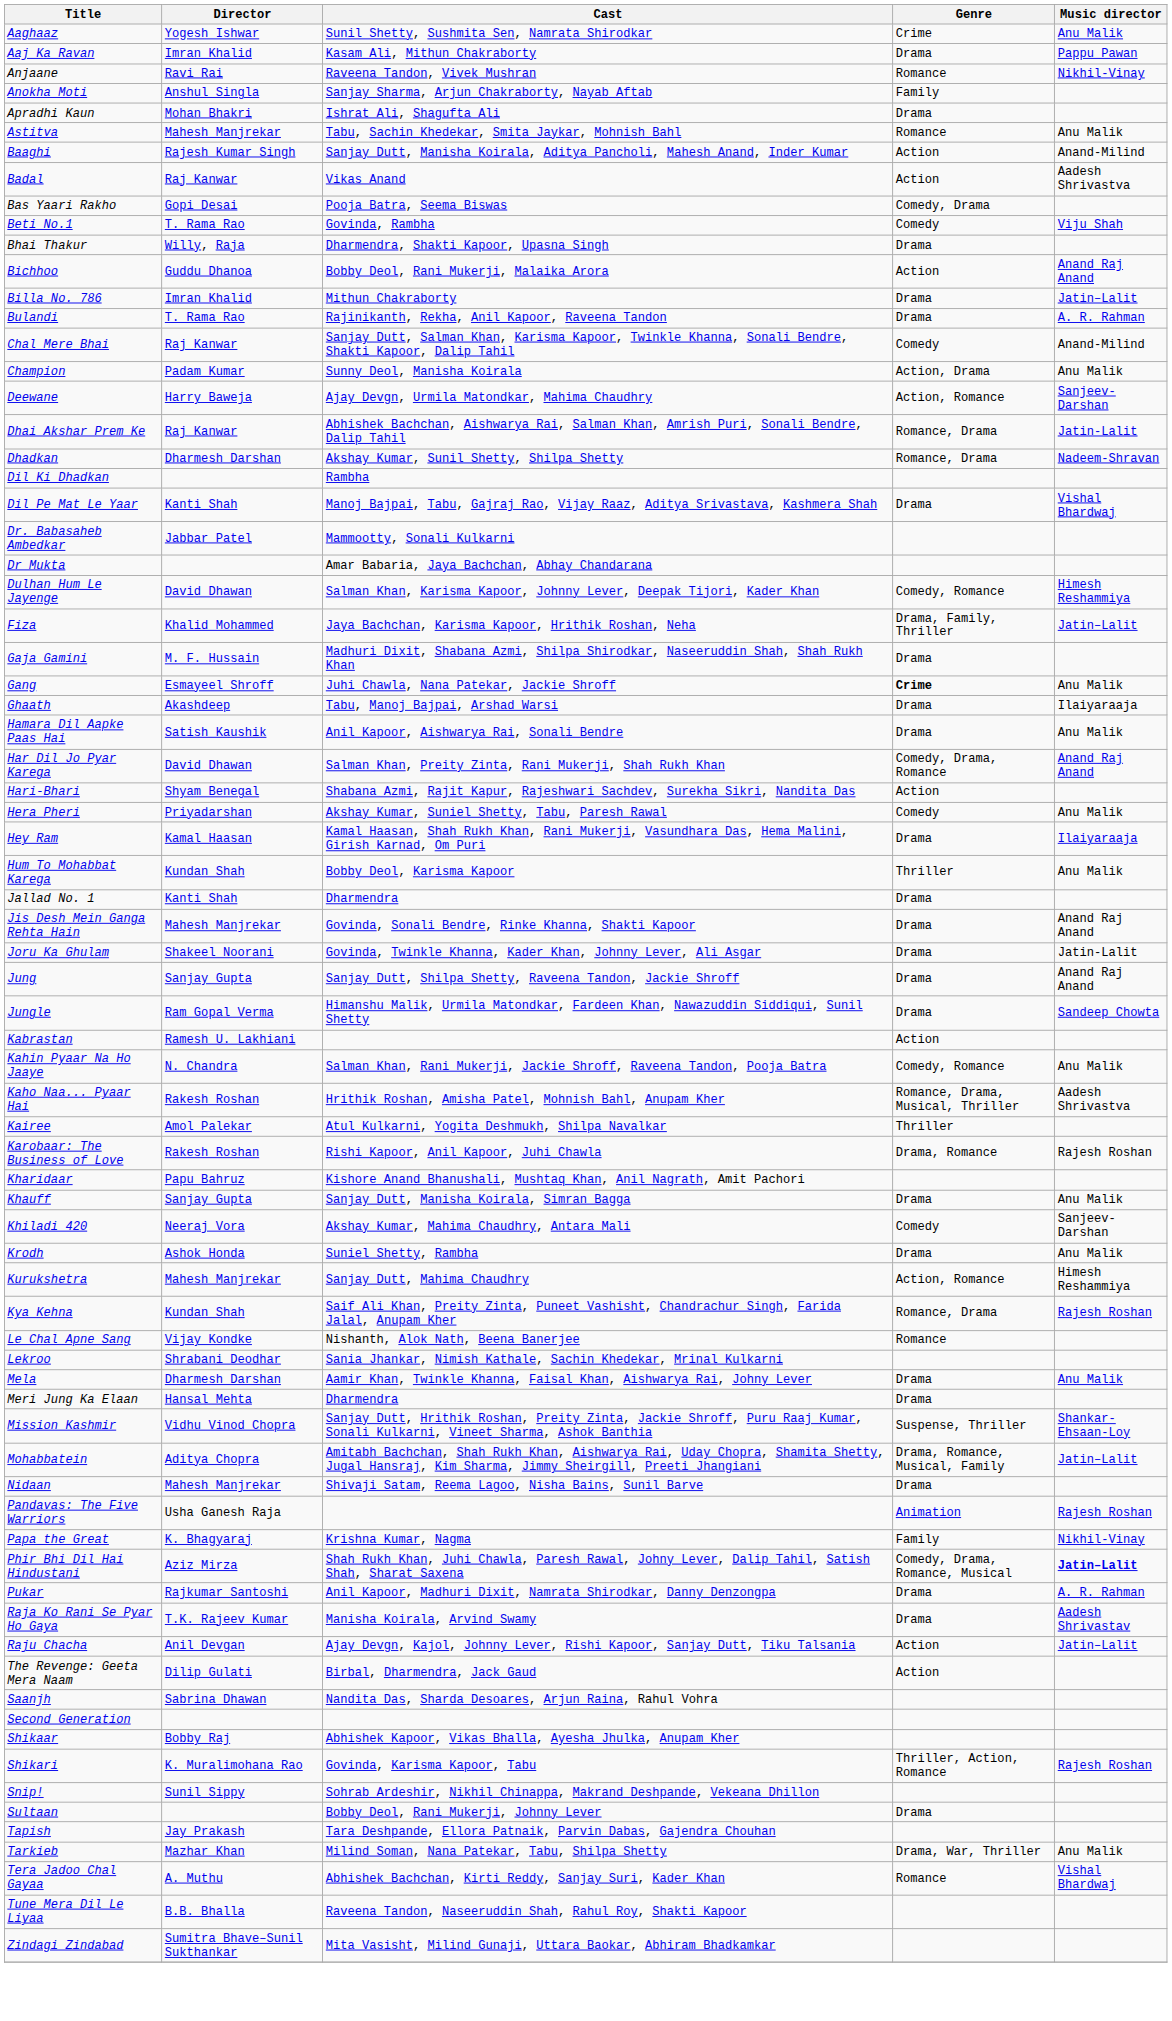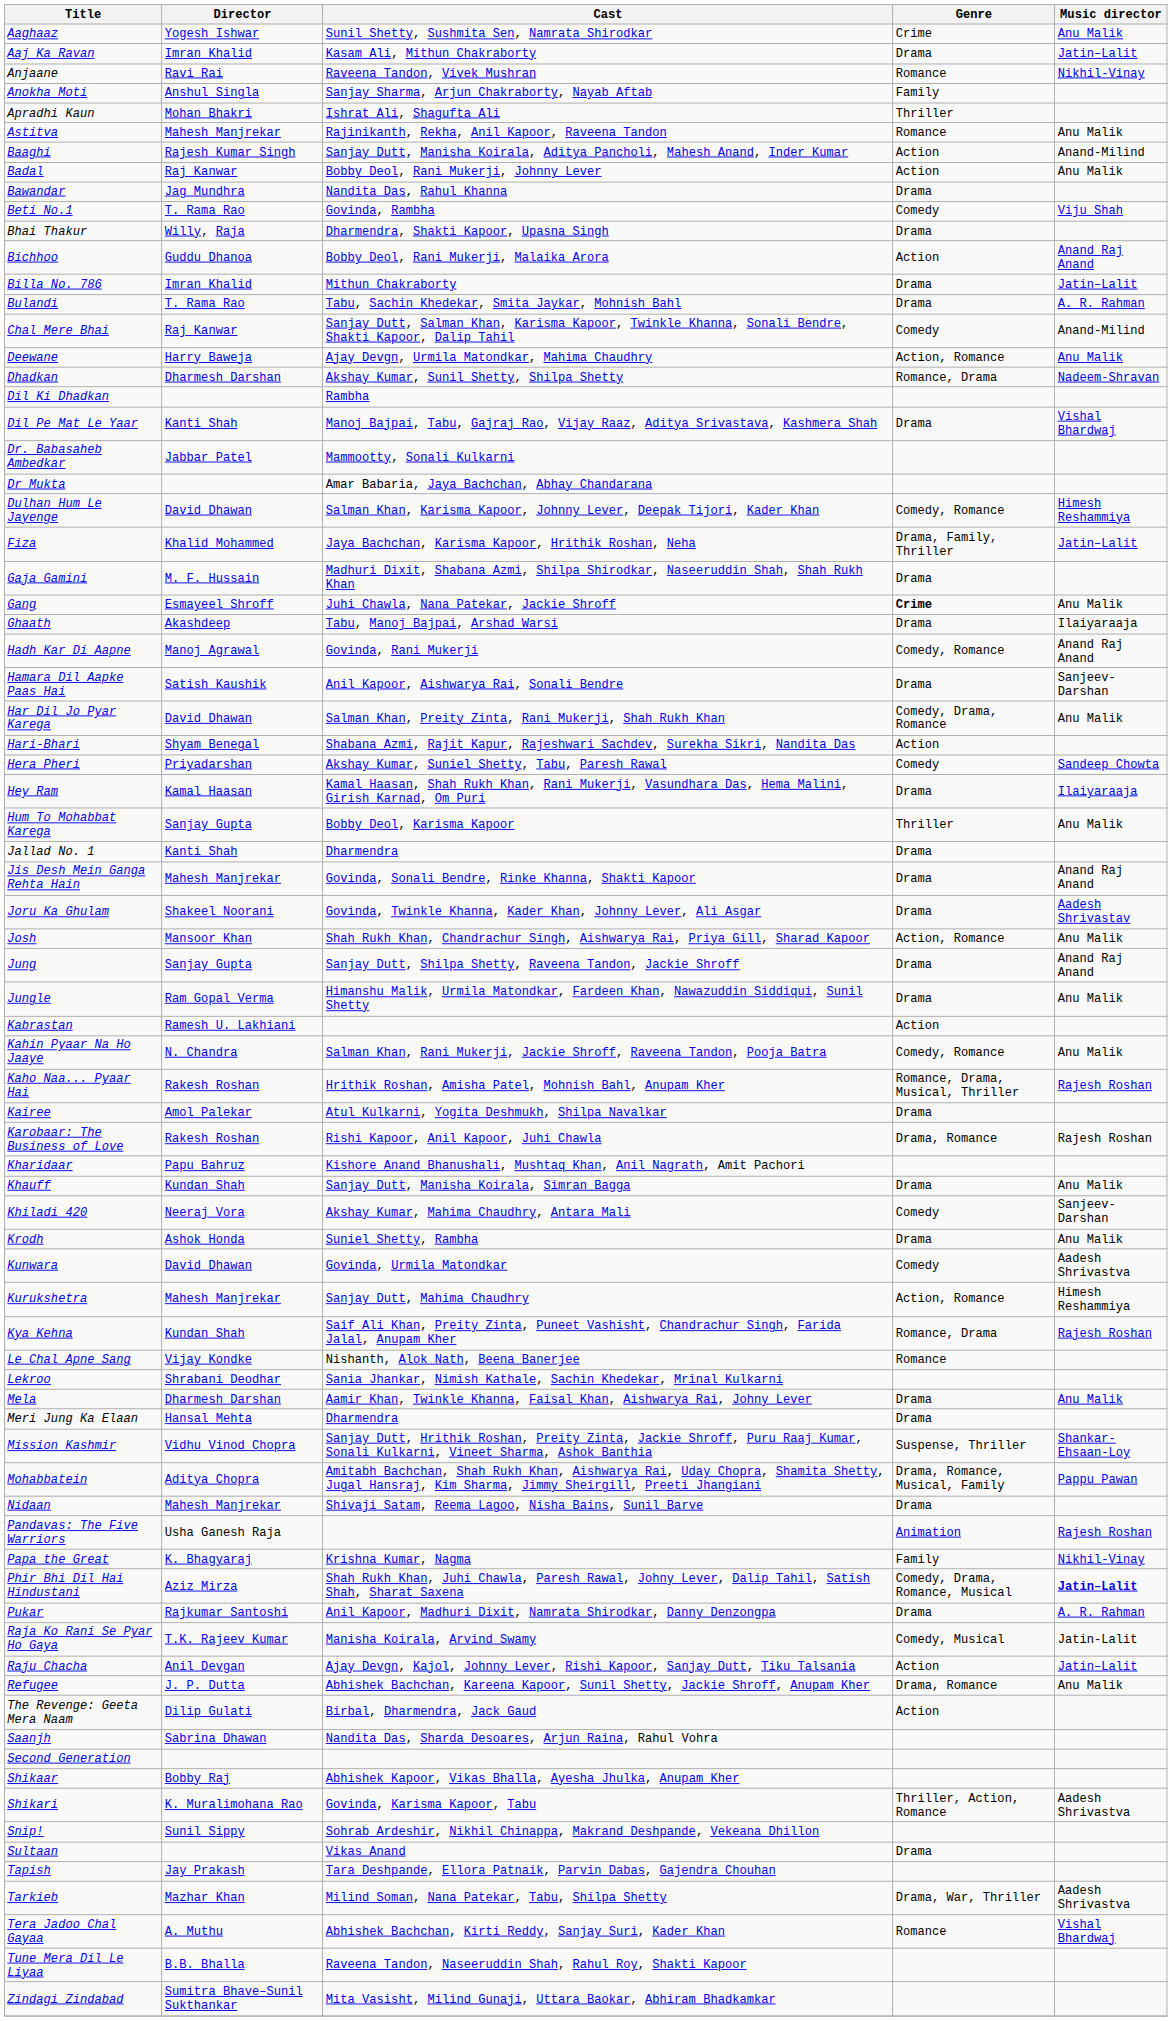(1098, 54) Pappu Pawan -> (1098, 54) Jatin–Lalit
(914, 113) Drama -> (925, 113) Thriller
(504, 133) Tabu, Sachin Khedekar, Smita Jaykar, Mohnish Bahl -> (496, 133) Rajinikanth, Rekha, Anil Kapoor, Raveena Tandon
(366, 179) Vikas Anand -> (464, 172) Bobby Deol, Rani Mukerji, Johnny Lever
(1094, 179) Aadesh Shrivastva -> (1090, 172) Anu Malik
- row: (62, 206)
+ row: (36, 192)
(496, 318) Rajinikanth, Rekha, Anil Kapoor, Raveena Tandon -> (504, 304) Tabu, Sachin Khedekar, Smita Jaykar, Mohnish Bahl
- row: (36, 371)
(1087, 398) Sanjeev-Darshan -> (1090, 357) Anu Malik
- row: (76, 432)
+ row: (69, 651)
(1090, 732) Anu Malik -> (1087, 685) Sanjeev-Darshan
(1090, 766) Anand Raj Anand -> (1090, 718) Anu Malik
(1090, 812) Anu Malik -> (1109, 765) Sandeep Chowta
(205, 873) Kundan Shah -> (208, 825) Sanjay Gupta
(1098, 953) Jatin-Lalit -> (1094, 912) Aadesh Shrivastav
+ row: (22, 939)
(1109, 1013) Sandeep Chowta -> (1090, 999) Anu Malik
(1094, 1100) Aadesh Shrivastva -> (1105, 1086) Rajesh Roshan
(925, 1127) Thriller -> (914, 1113) Drama
(208, 1200) Sanjay Gupta -> (205, 1186) Kundan Shah
+ row: (33, 1266)
(1098, 1460) Jatin–Lalit -> (1098, 1479) Pappu Pawan
(914, 1620) Drama -> (950, 1639) Comedy, Musical
(1094, 1620) Aadesh Shrivastav -> (1098, 1639) Jatin-Lalit
+ row: (33, 1686)
(1105, 1766) Rajesh Roshan -> (1094, 1805) Aadesh Shrivastva
(464, 1812) Bobby Deol, Rani Mukerji, Johnny Lever -> (366, 1852) Vikas Anand
(1090, 1852) Anu Malik -> (1094, 1898) Aadesh Shrivastva
